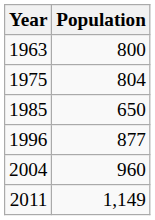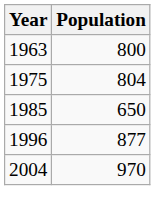(132, 169) 960 -> (132, 169) 970
- row: (29, 199)
